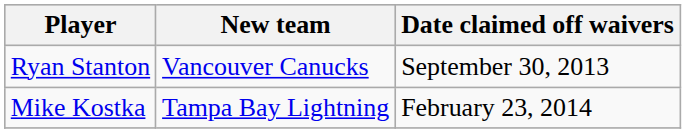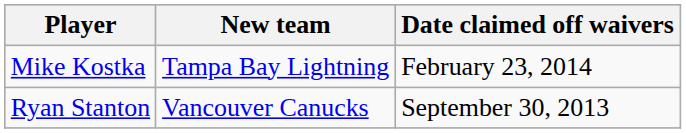rows swapped: (80, 66) <-> (78, 107)
